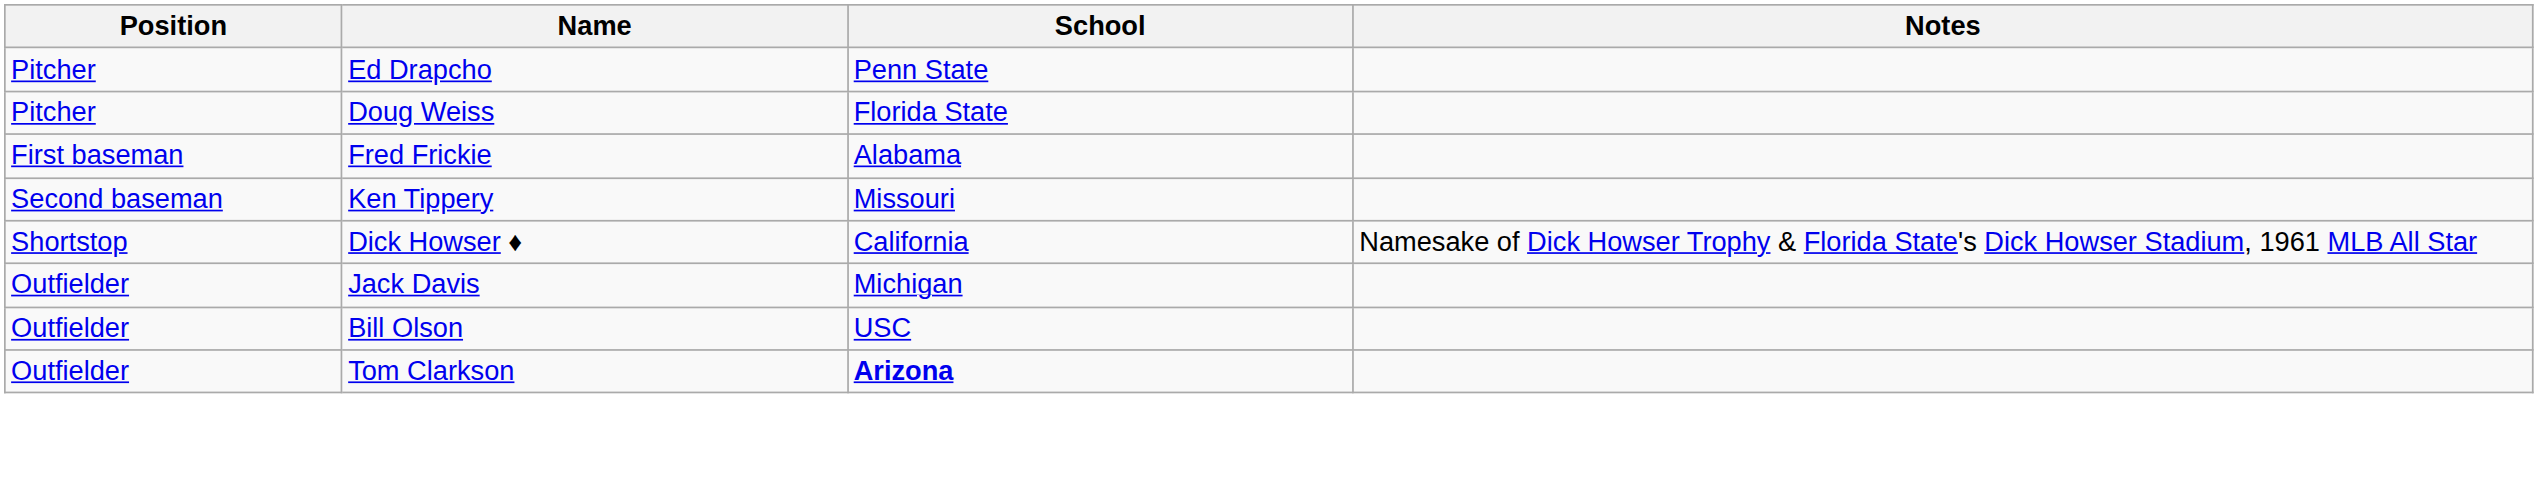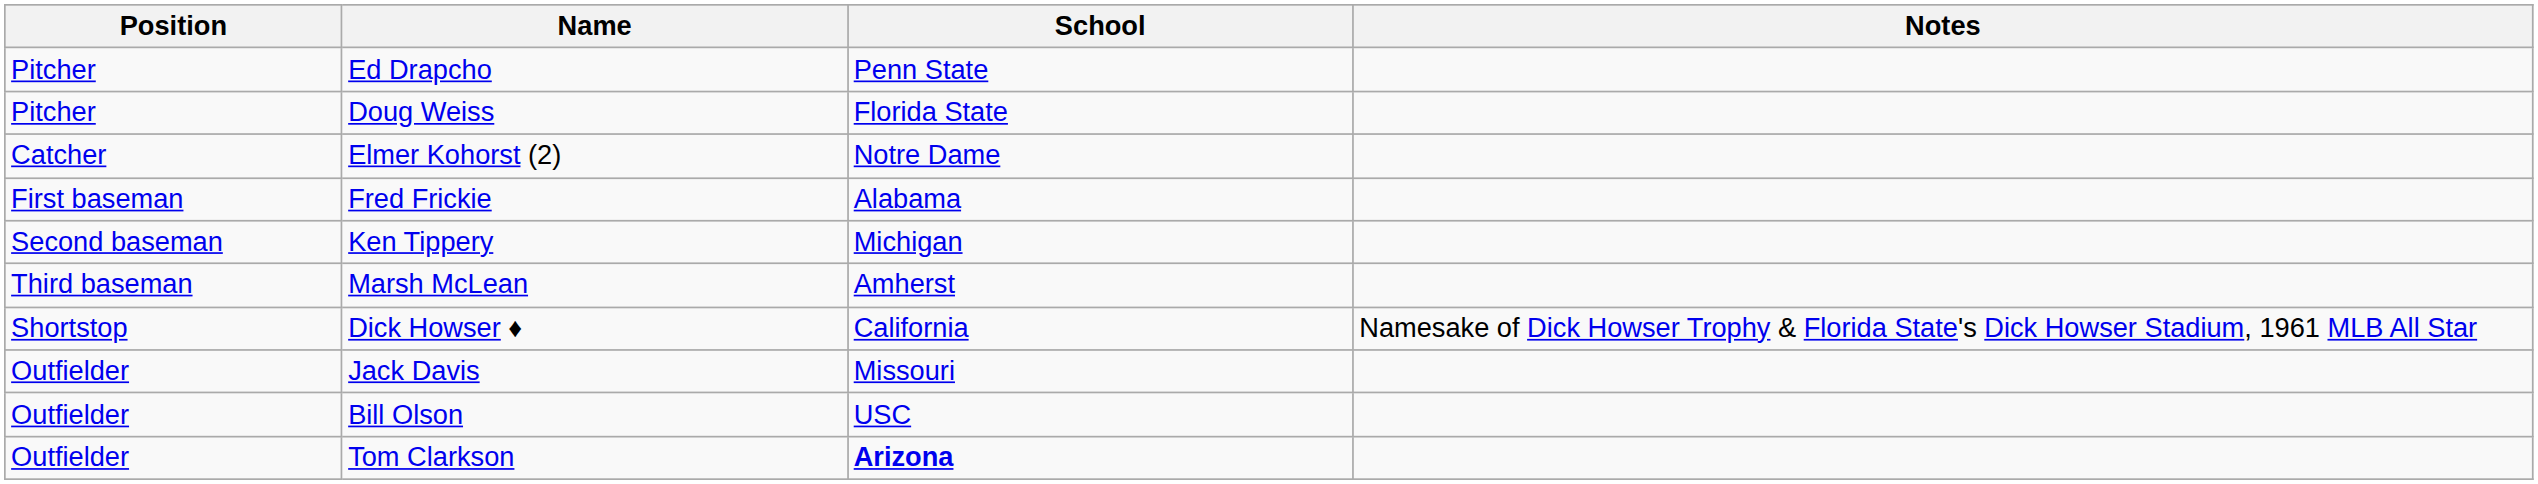+ row: (455, 155)
(904, 198) Missouri -> (908, 241) Michigan
+ row: (438, 284)
(908, 284) Michigan -> (904, 371) Missouri
